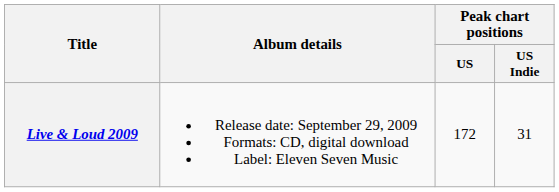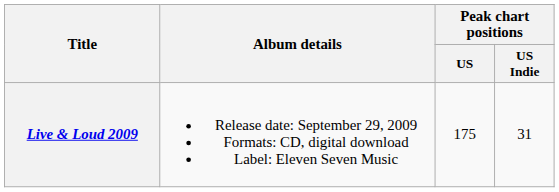(465, 134) 172 -> (465, 134) 175
